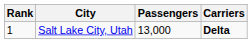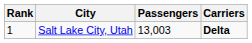(154, 30) 13,000 -> (154, 30) 13,003
